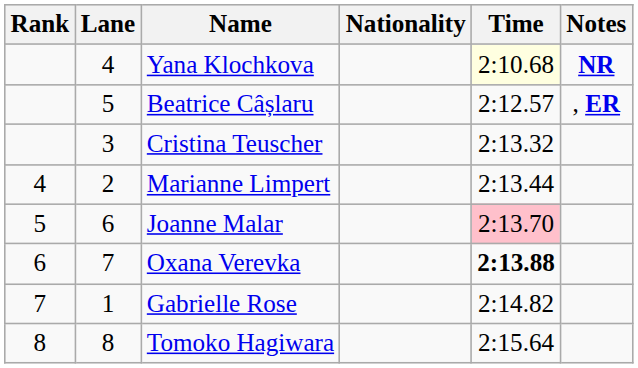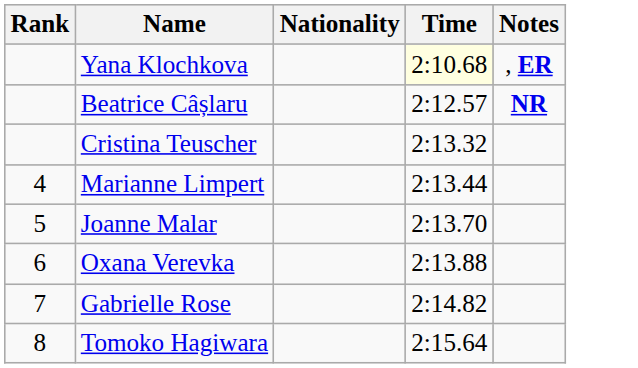- column: (108, 24)
(596, 64) NR -> (529, 64) , ER
(596, 104) , ER -> (529, 104) NR
(516, 223) pink background -> (449, 223) no background
(516, 263) bold -> (449, 263) normal
